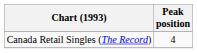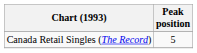(173, 39) 4 -> (173, 39) 5
